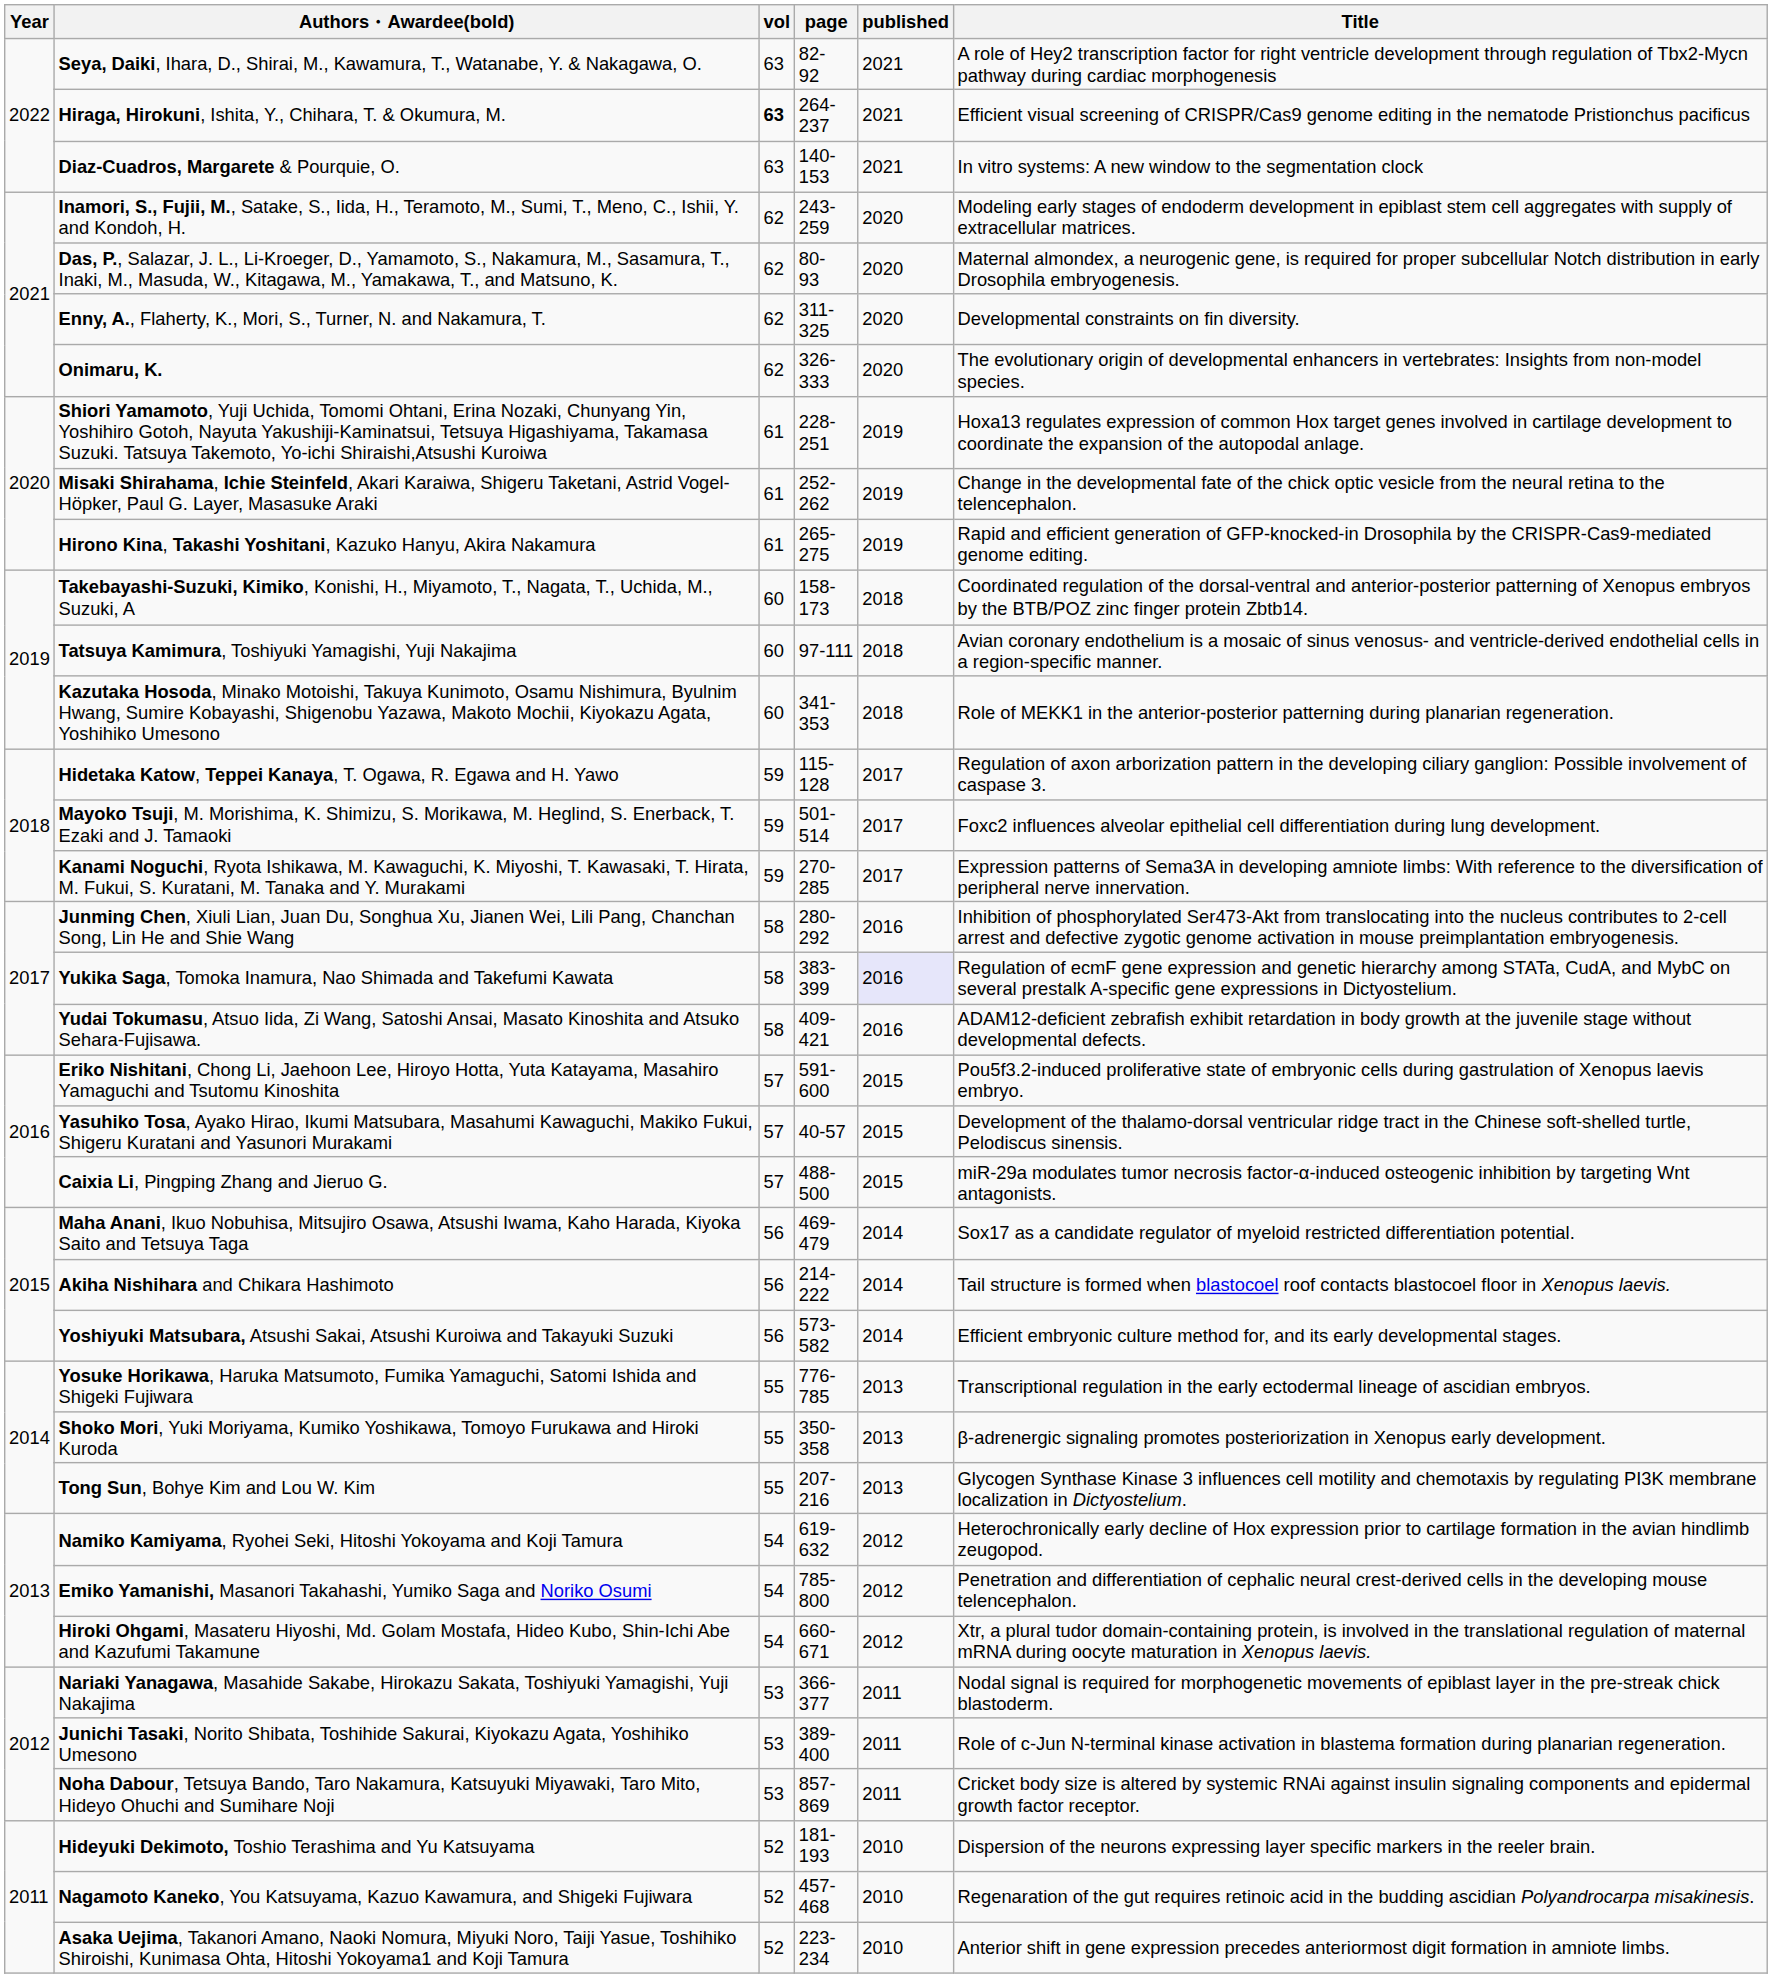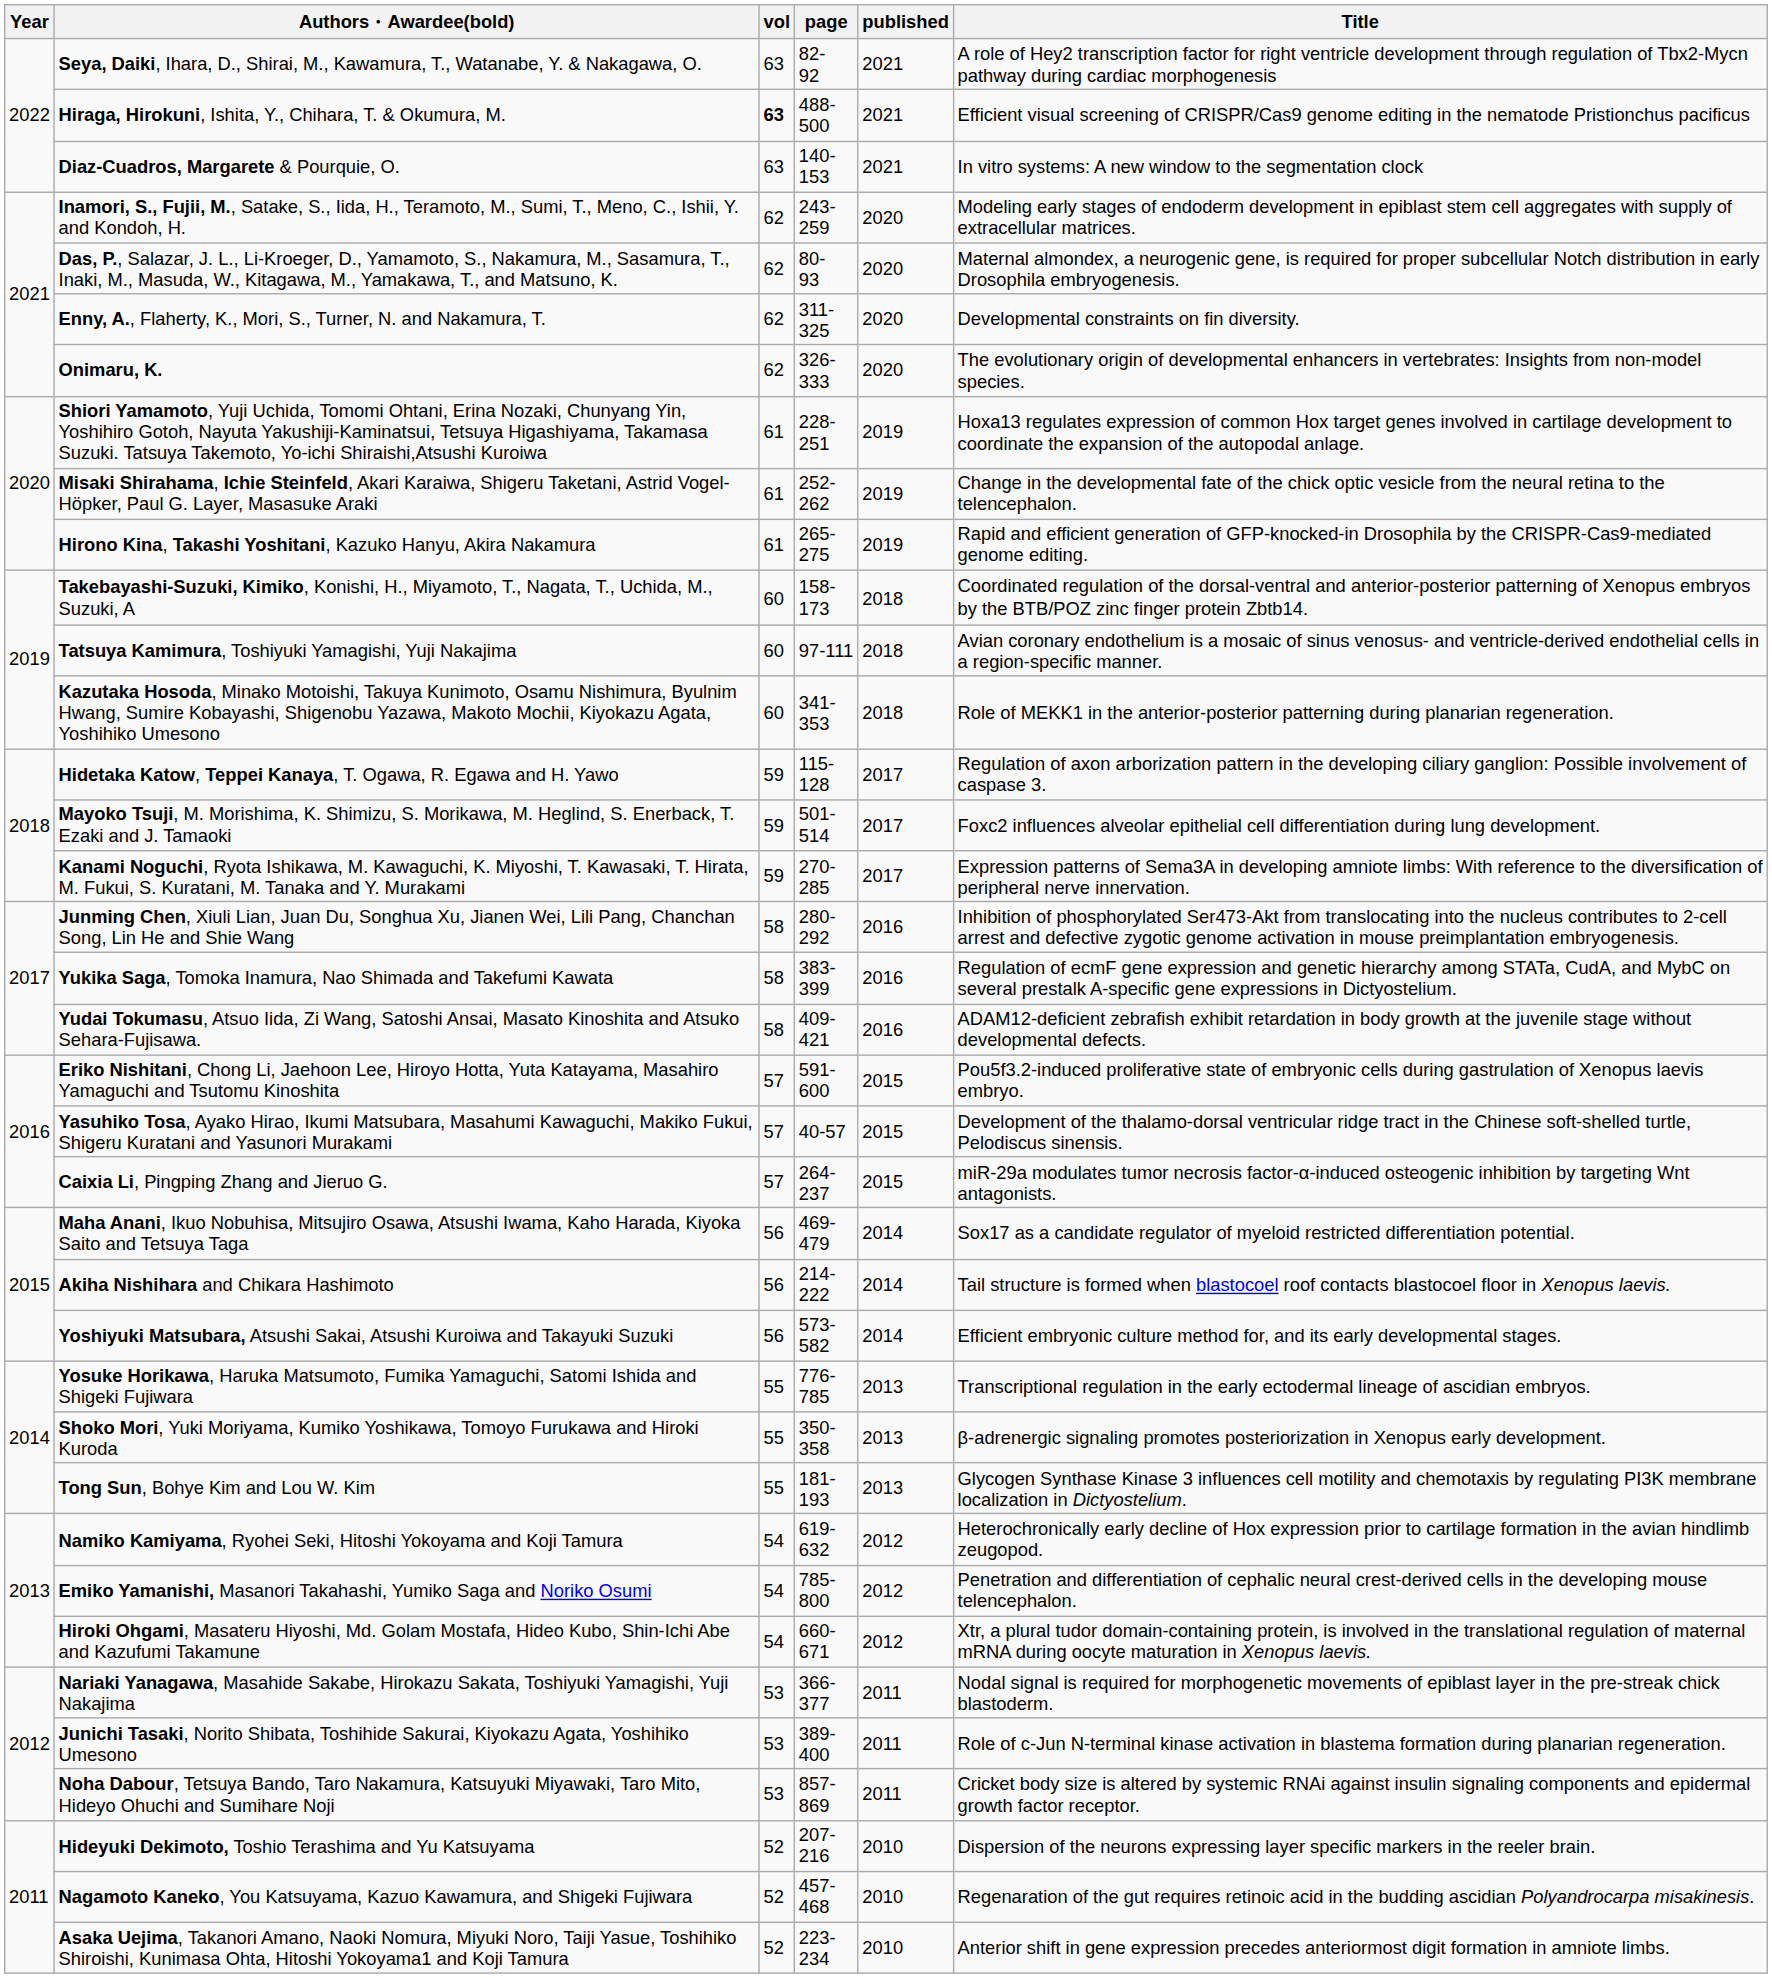(817, 115) 264-237 -> (817, 115) 488- 500
(883, 978) lavender background -> (883, 978) no background
(817, 1182) 488- 500 -> (817, 1182) 264-237
(817, 1489) 207-216 -> (817, 1489) 181-193
(817, 1846) 181-193 -> (817, 1846) 207-216
